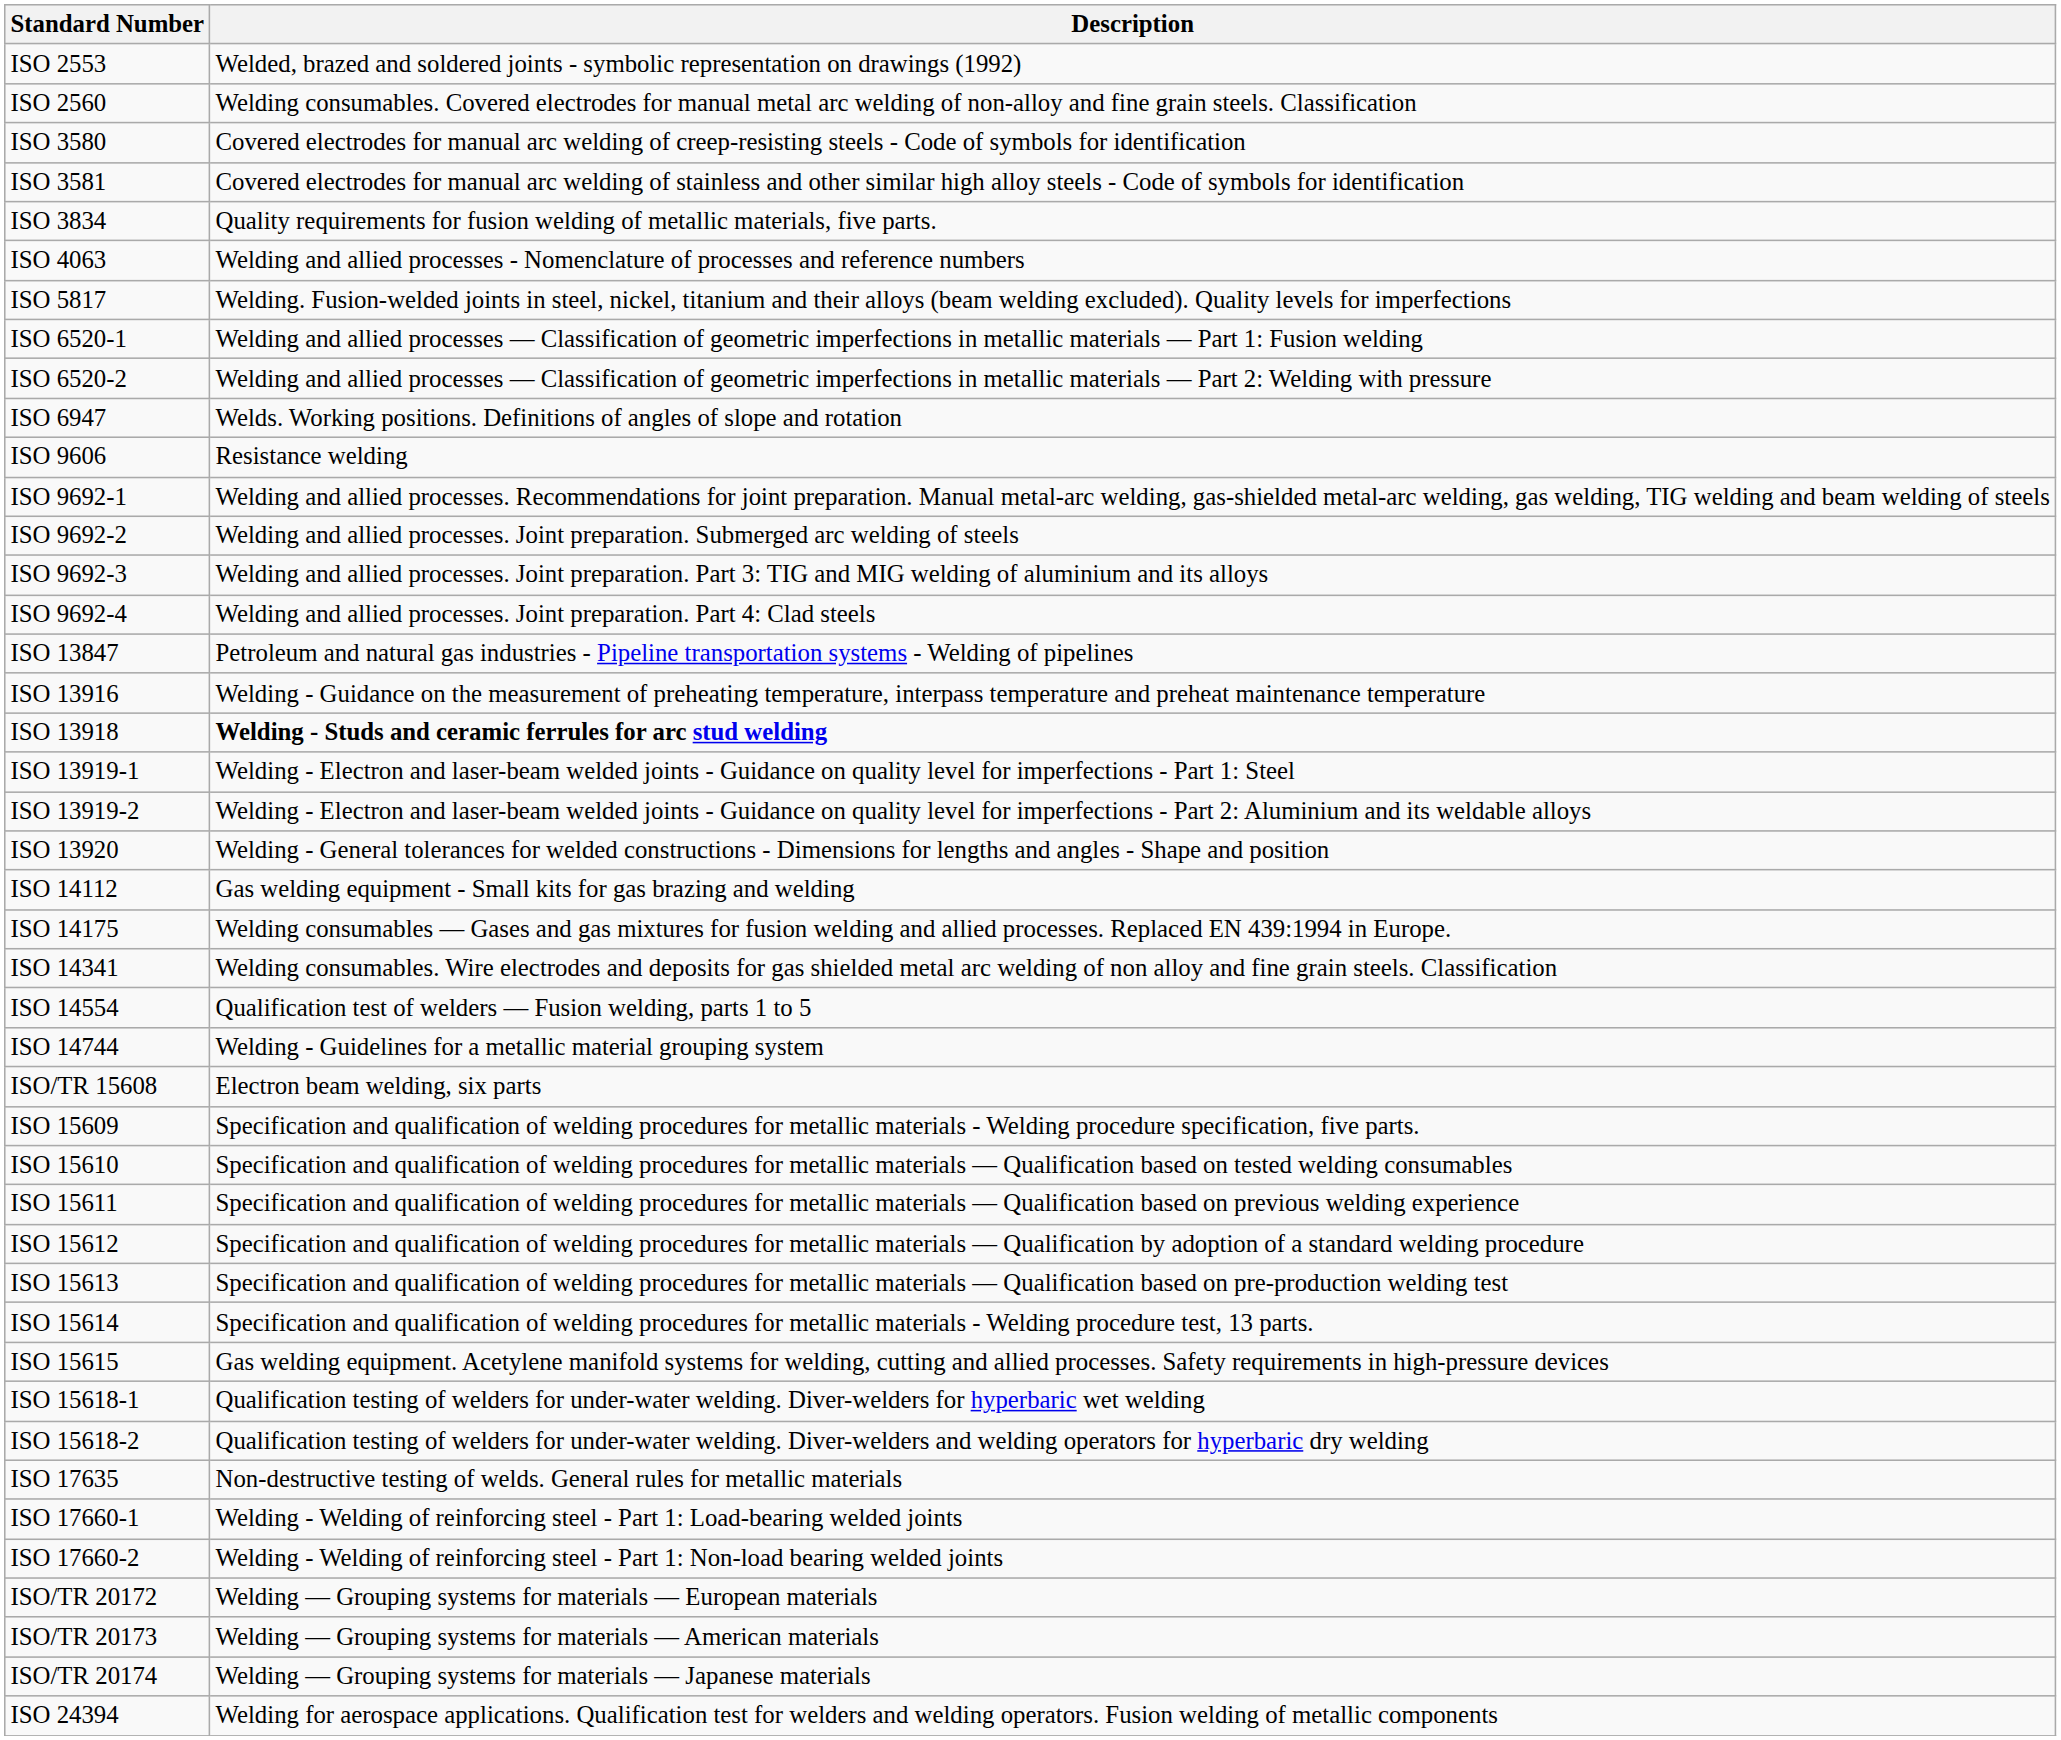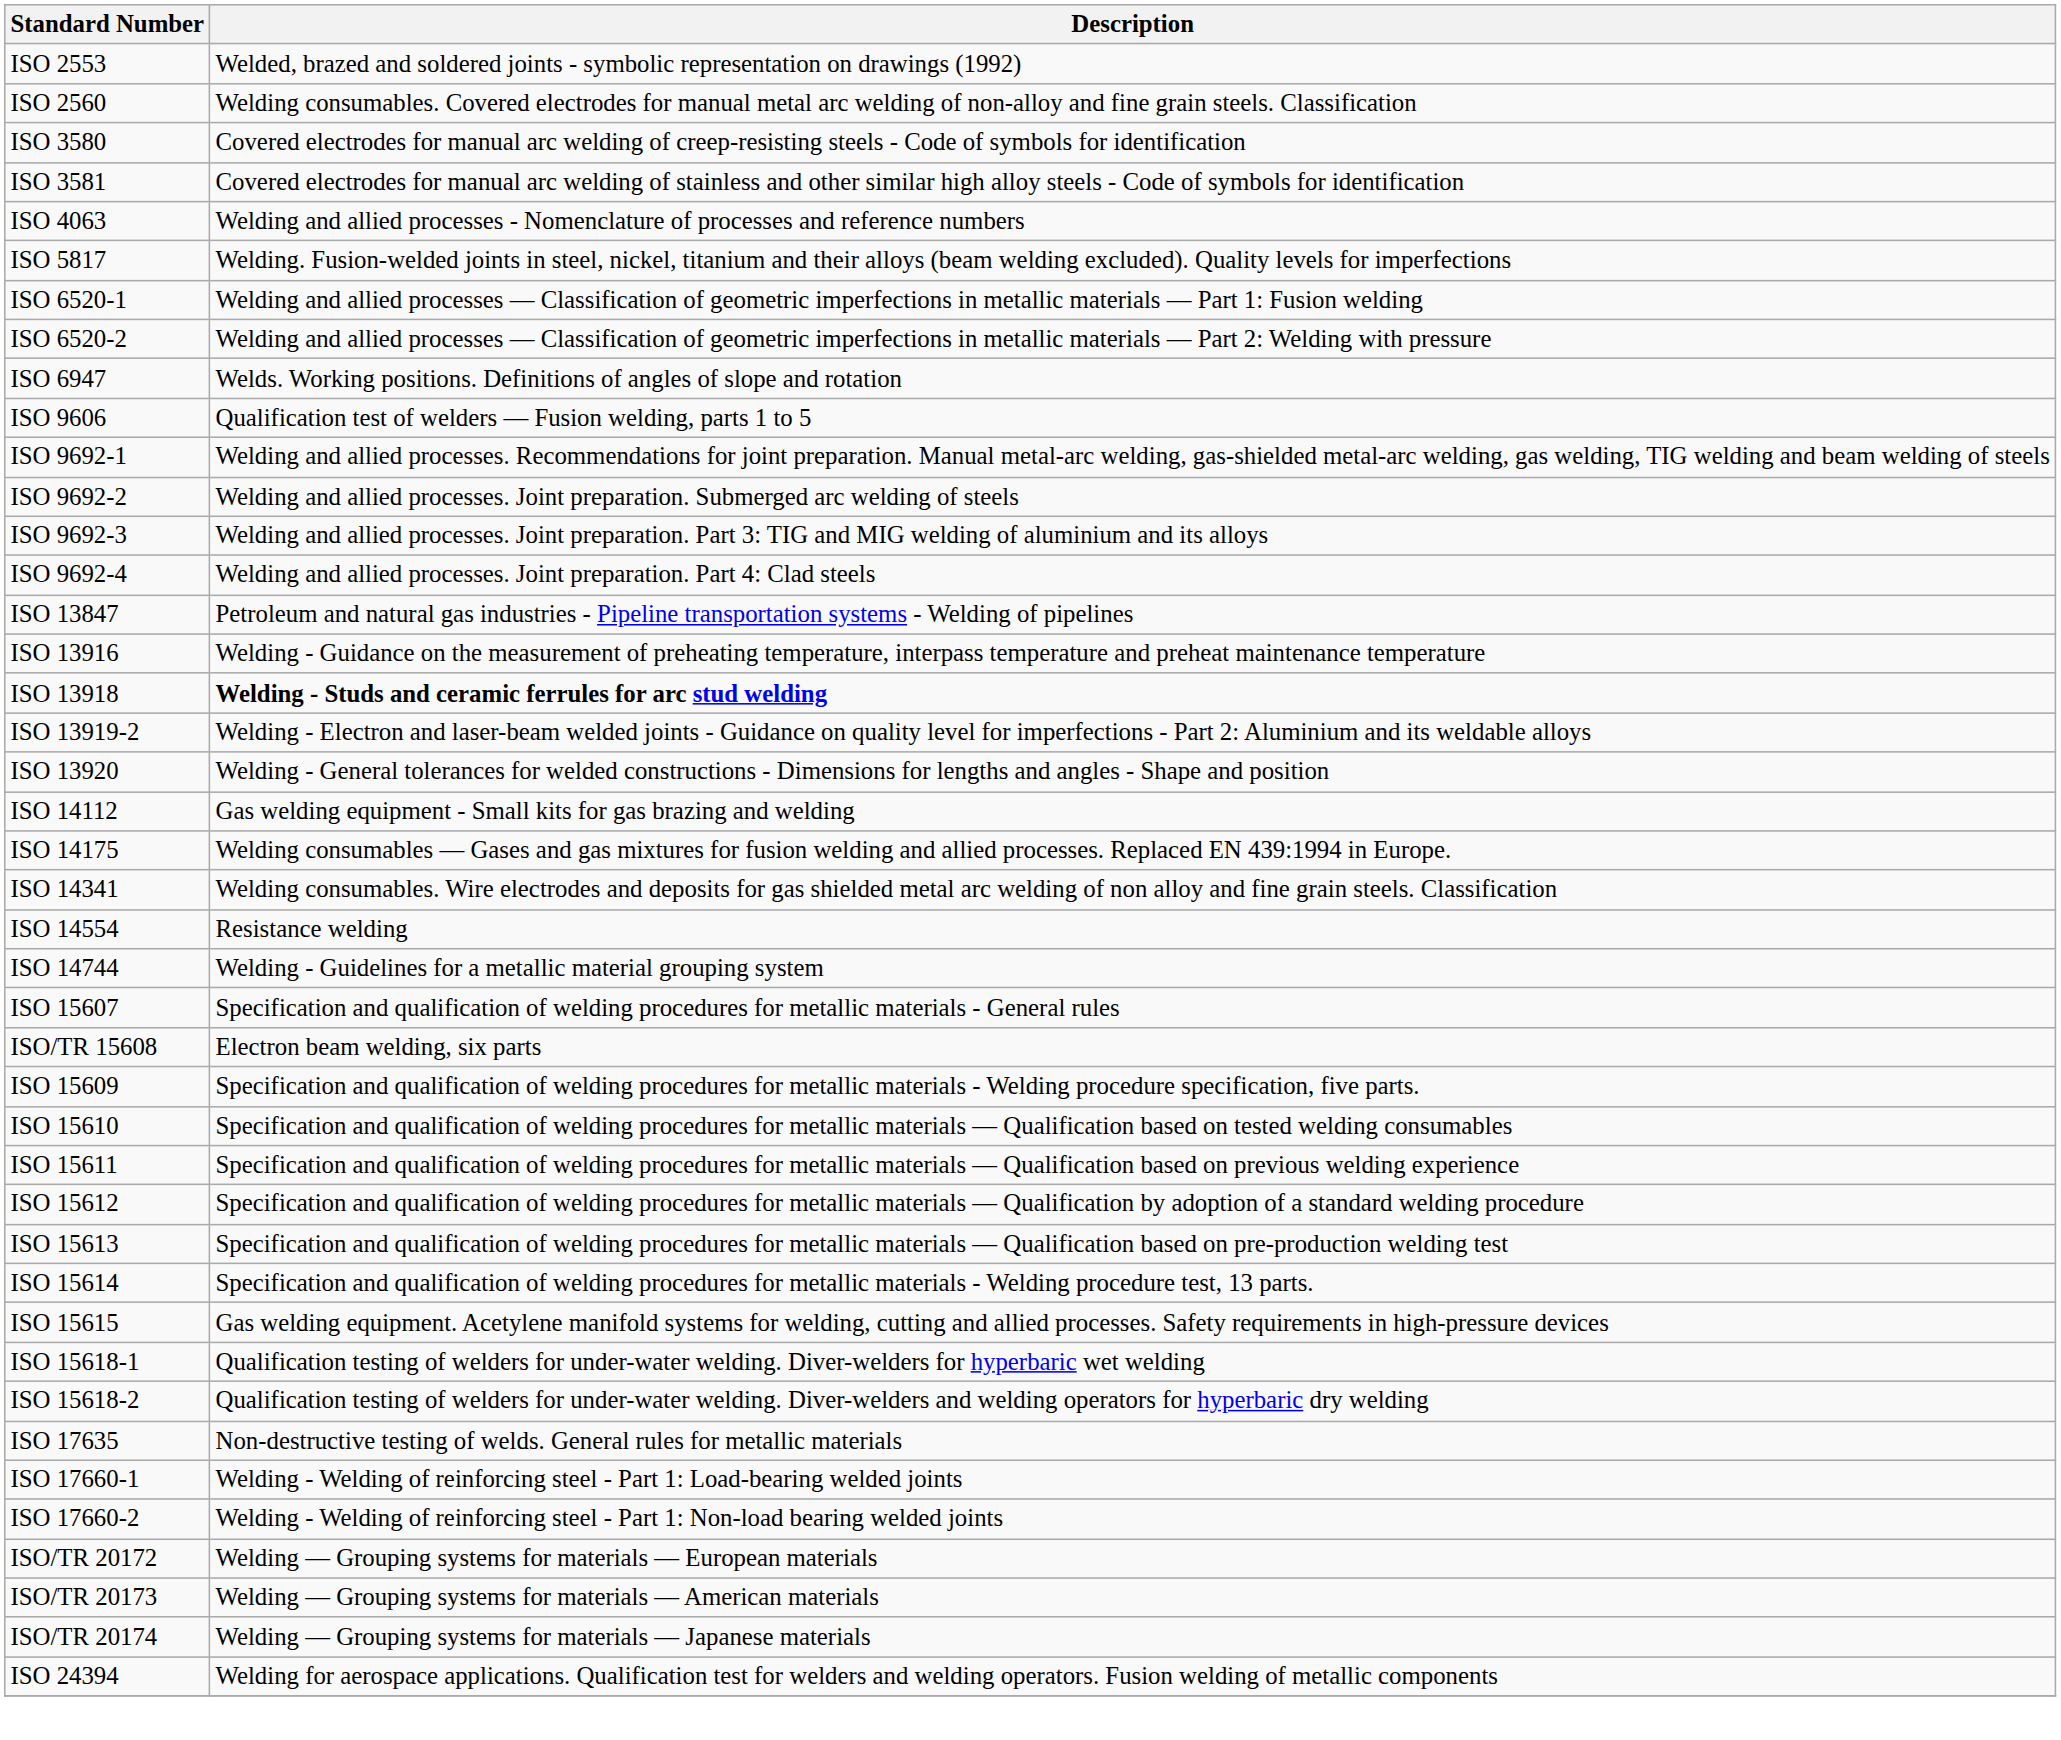- row: (58, 220)
(312, 456) Resistance welding -> (513, 417) Qualification test of welders — Fusion welding, parts 1 to 5
- row: (75, 771)
(513, 1007) Qualification test of welders — Fusion welding, parts 1 to 5 -> (312, 928) Resistance welding
+ row: (65, 1007)
